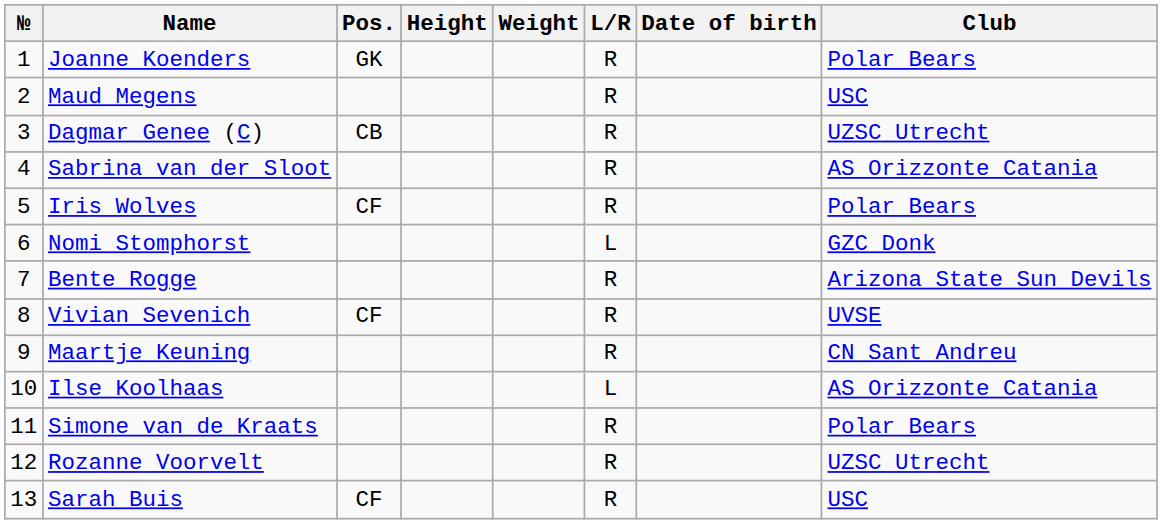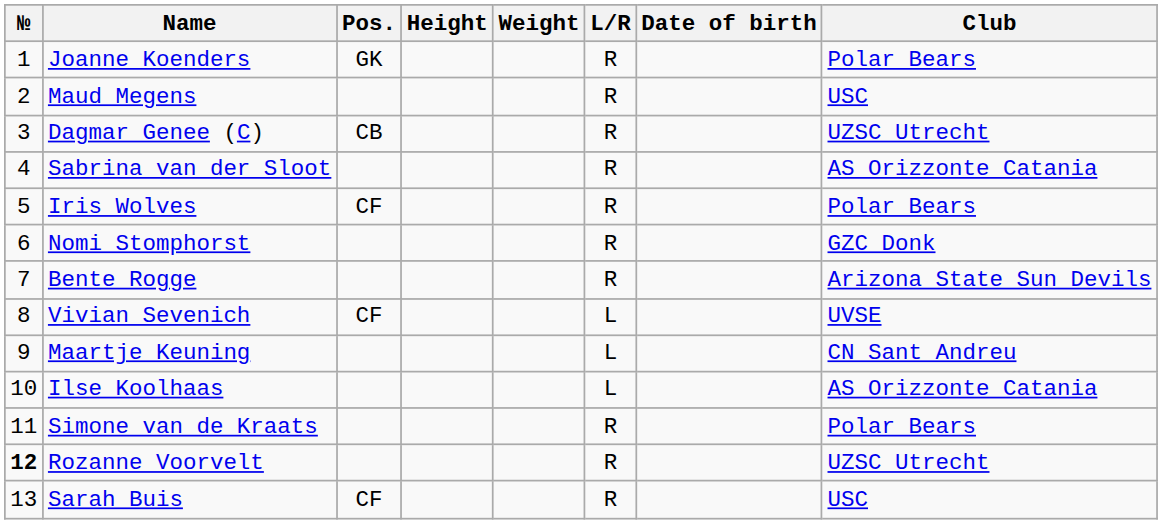(610, 243) L -> (610, 243) R
(610, 316) R -> (610, 316) L
(610, 353) R -> (610, 353) L
(24, 463) normal -> (24, 463) bold
